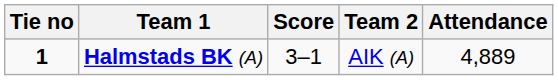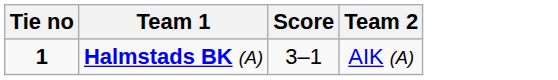- column: (488, 21)
